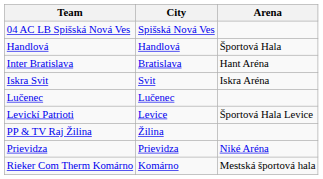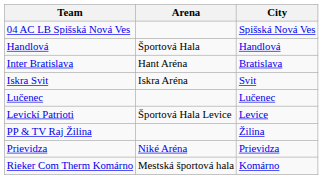columns swapped: (176, 13) <-> (268, 13)
